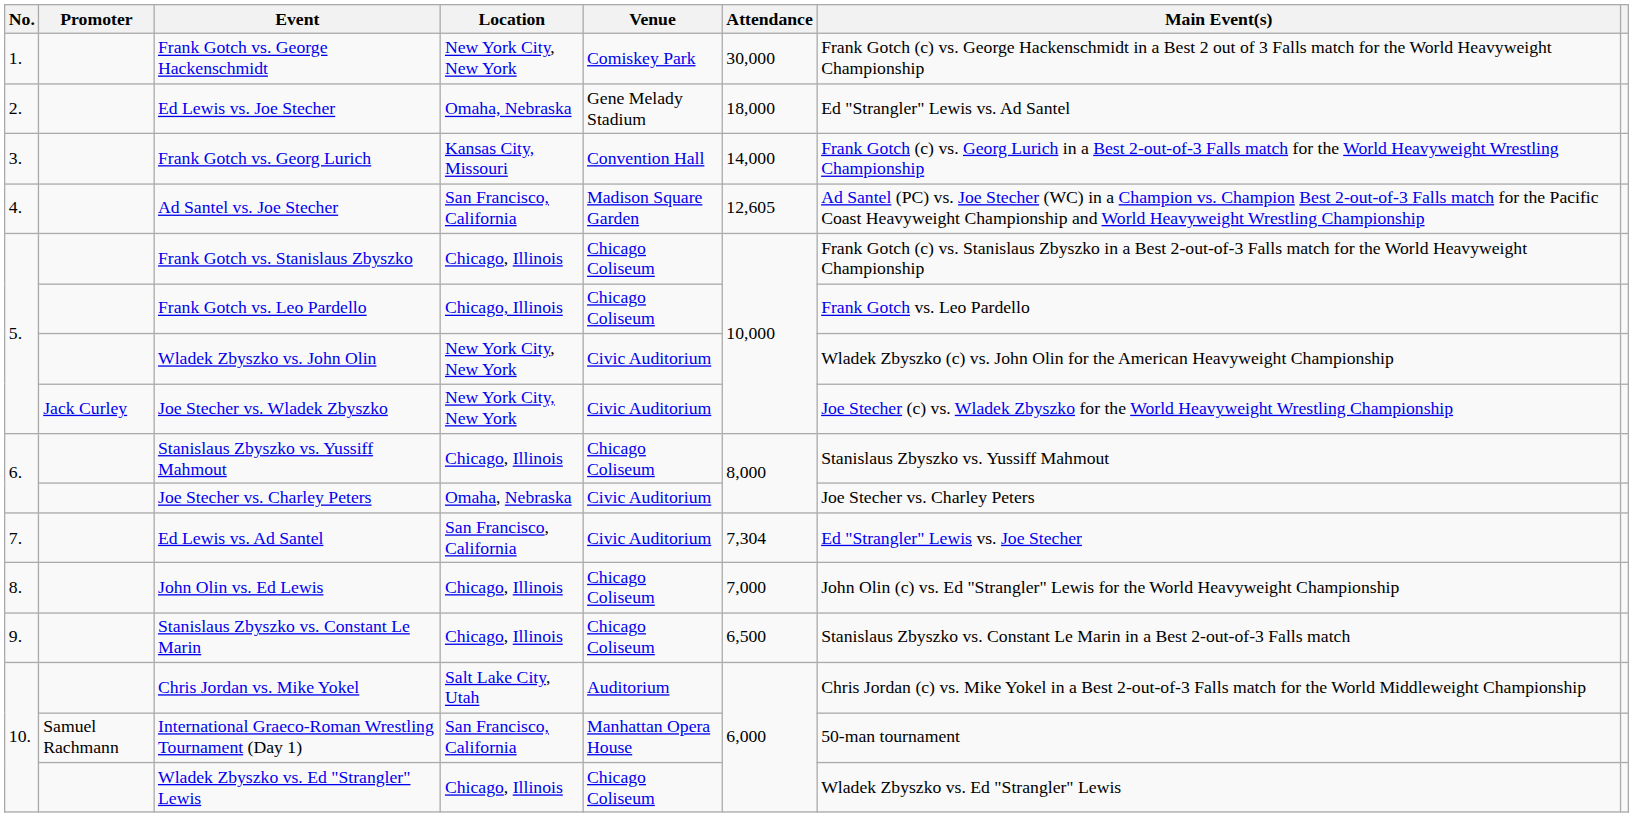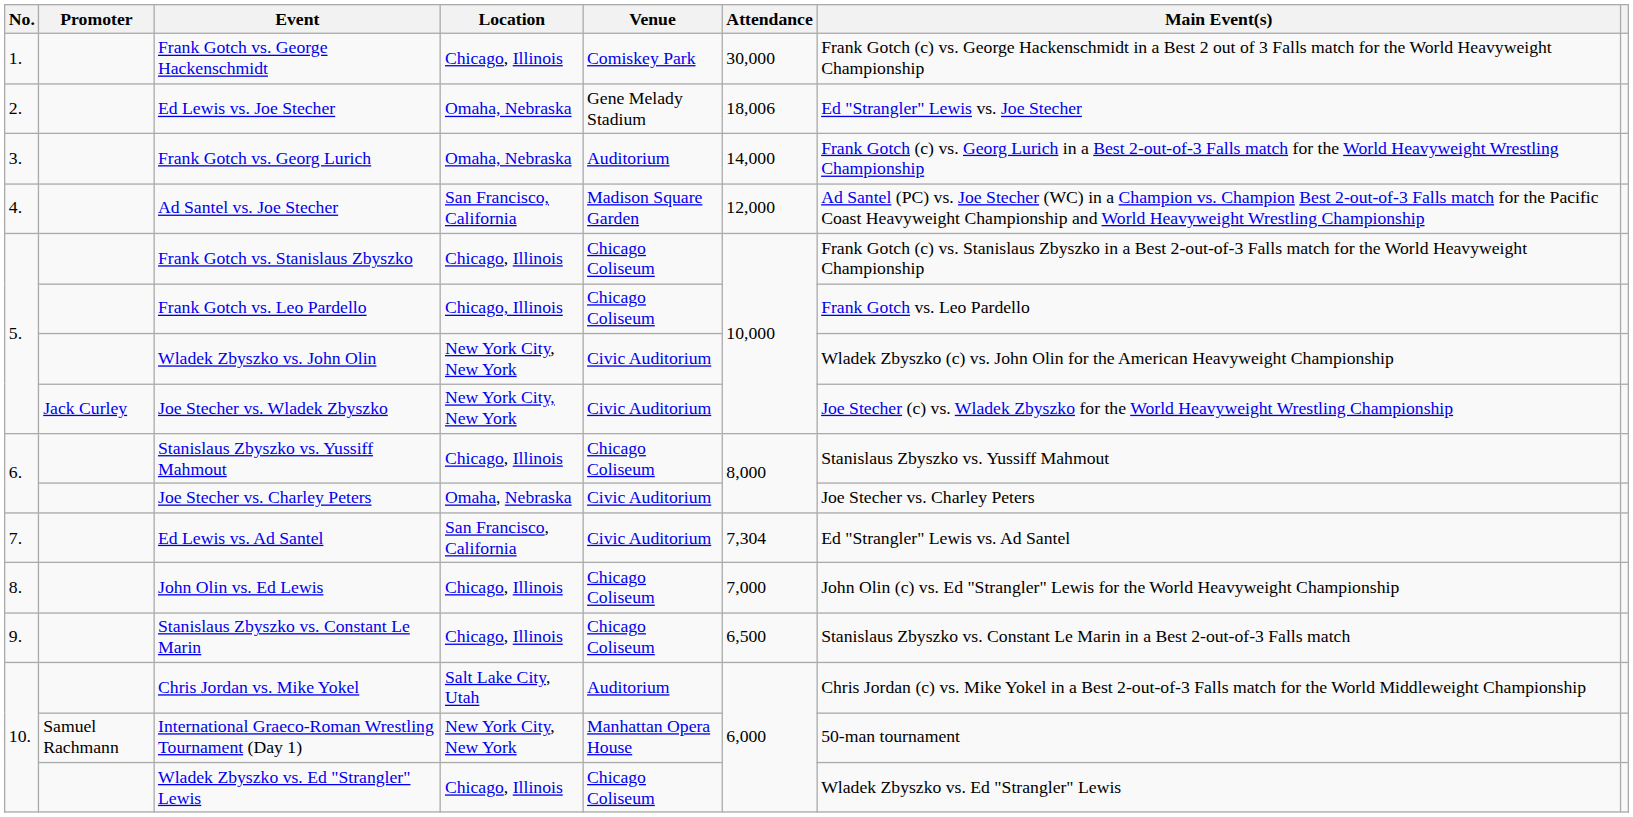(500, 58) New York City, New York -> (504, 58) Chicago, Illinois
(751, 108) 18,000 -> (751, 108) 18,006
(946, 108) Ed "Strangler" Lewis vs. Ad Santel -> (952, 108) Ed "Strangler" Lewis vs. Joe Stecher
(490, 158) Kansas City, Missouri -> (508, 158) Omaha, Nebraska
(646, 158) Convention Hall -> (628, 158) Auditorium
(751, 208) 12,605 -> (751, 208) 12,000
(952, 537) Ed "Strangler" Lewis vs. Joe Stecher -> (946, 537) Ed "Strangler" Lewis vs. Ad Santel
(497, 737) San Francisco, California -> (500, 737) New York City, New York
